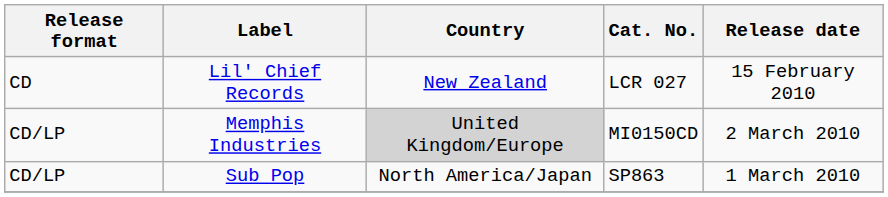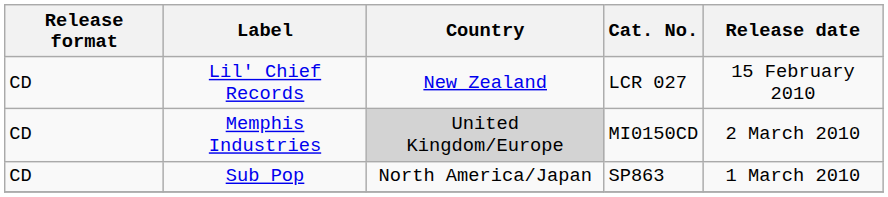(37, 135) CD/LP -> (20, 135) CD
(37, 176) CD/LP -> (20, 176) CD
